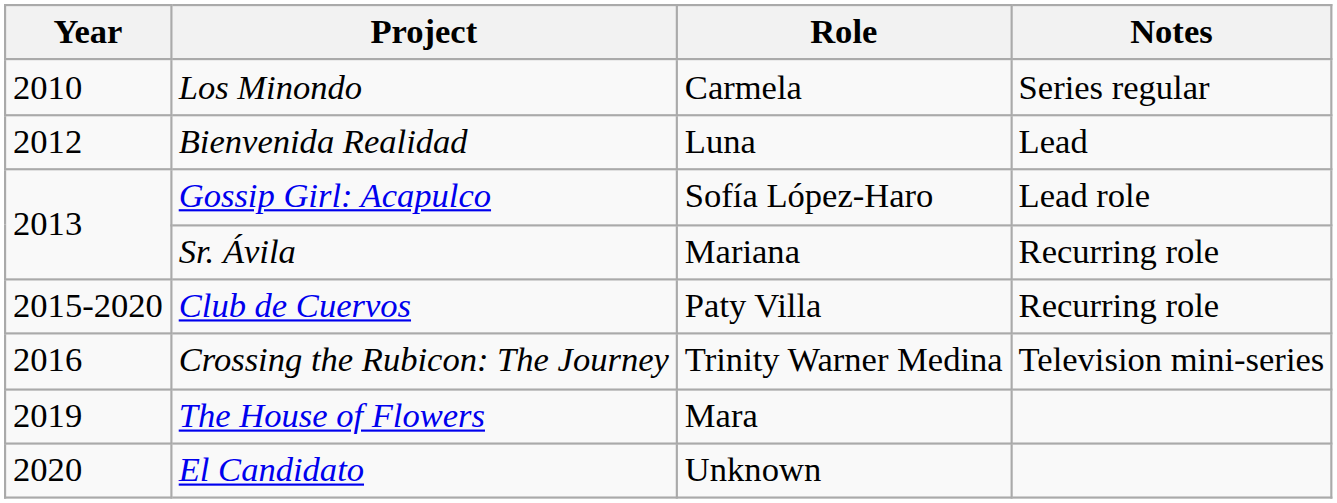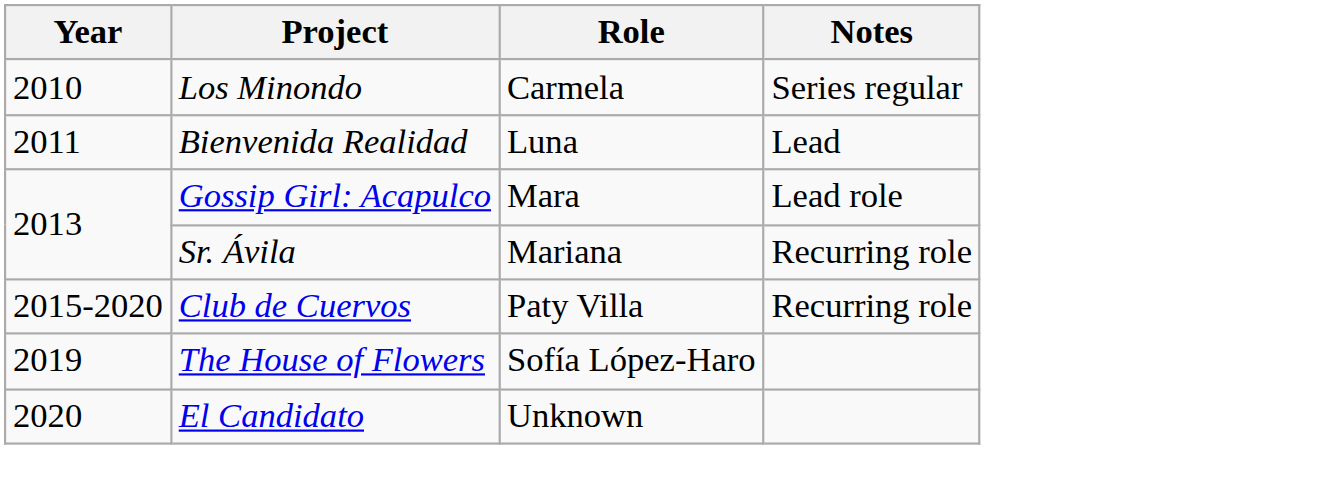(48, 141) 2012 -> (47, 141) 2011
(809, 196) Sofía López-Haro -> (543, 196) Mara
- row: (424, 360)
(721, 415) Mara -> (631, 360) Sofía López-Haro
